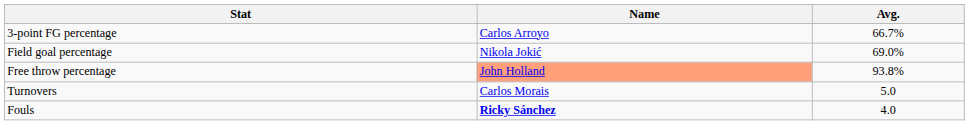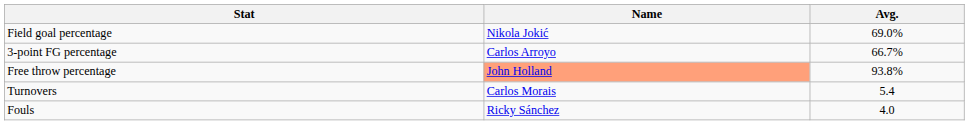rows swapped: (60, 52) <-> (62, 33)
(888, 91) 5.0 -> (887, 91) 5.4
(518, 110) bold -> (523, 110) normal
